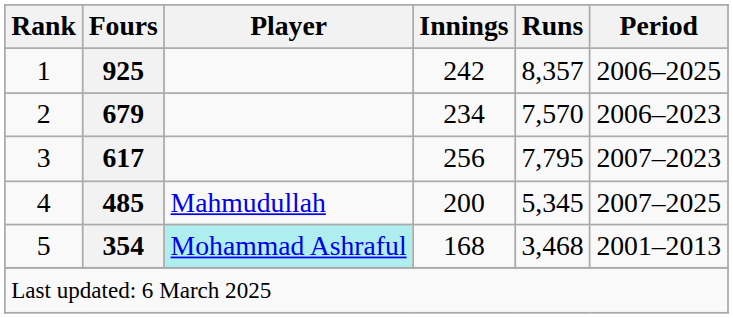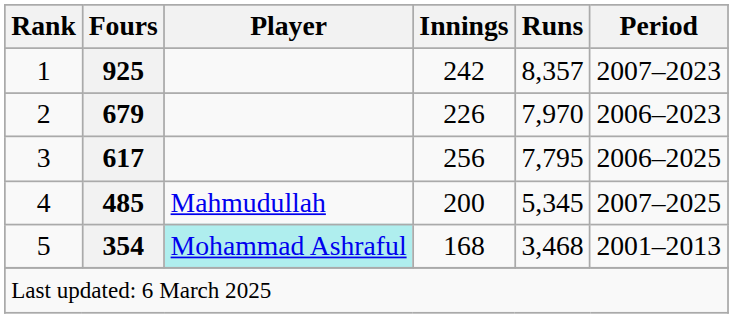(659, 70) 2006–2025 -> (659, 70) 2007–2023
(464, 114) 234 -> (464, 114) 226
(553, 114) 7,570 -> (553, 114) 7,970
(659, 158) 2007–2023 -> (659, 158) 2006–2025
